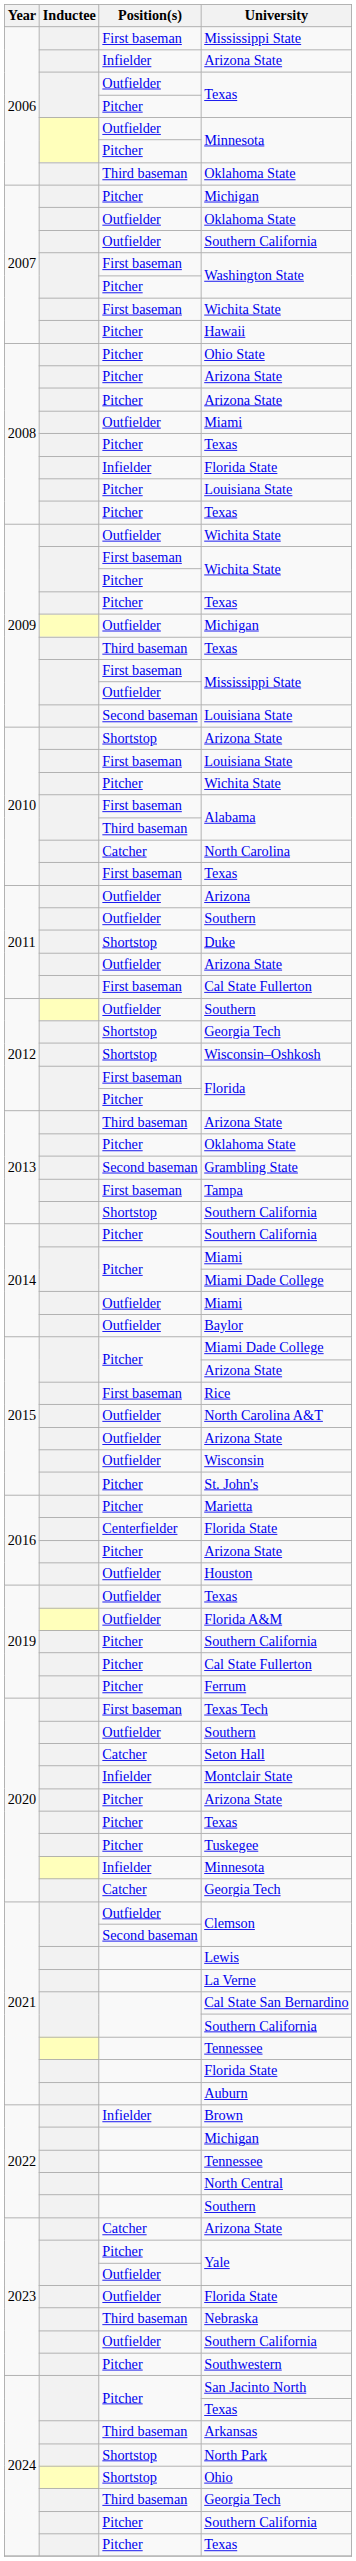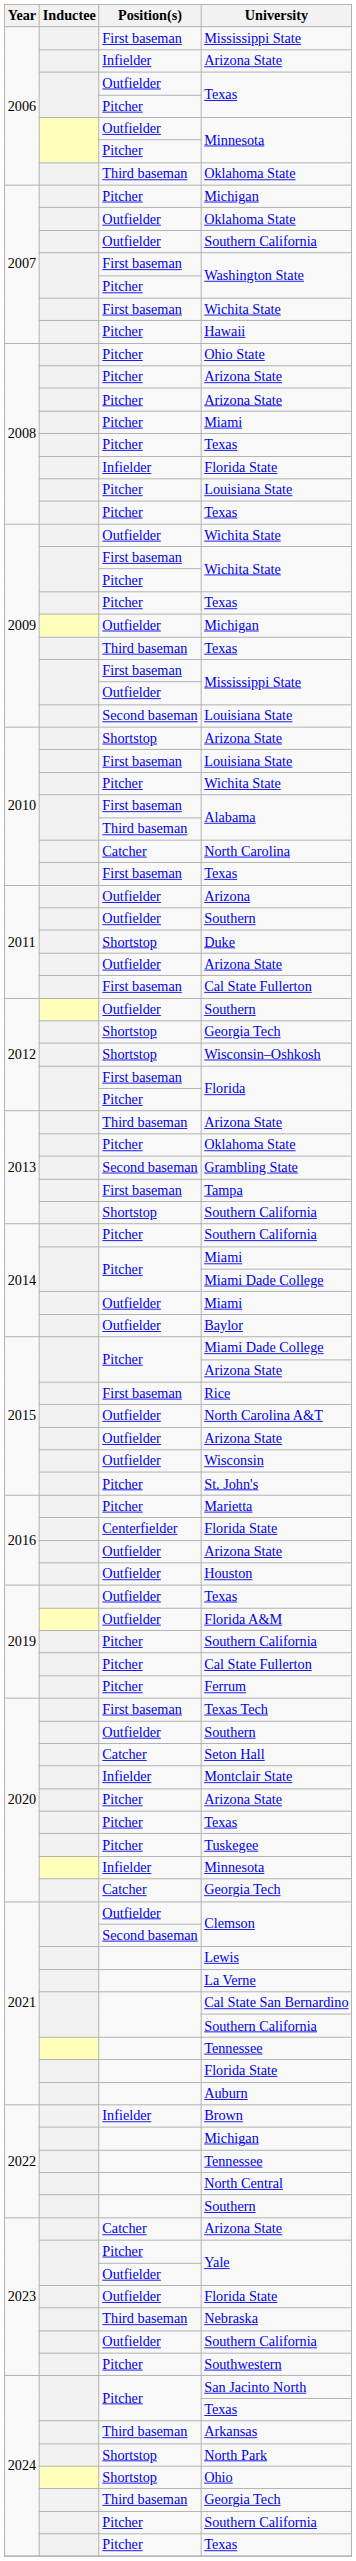(132, 422) Outfielder -> (123, 422) Pitcher
(123, 1551) Pitcher -> (132, 1551) Outfielder
